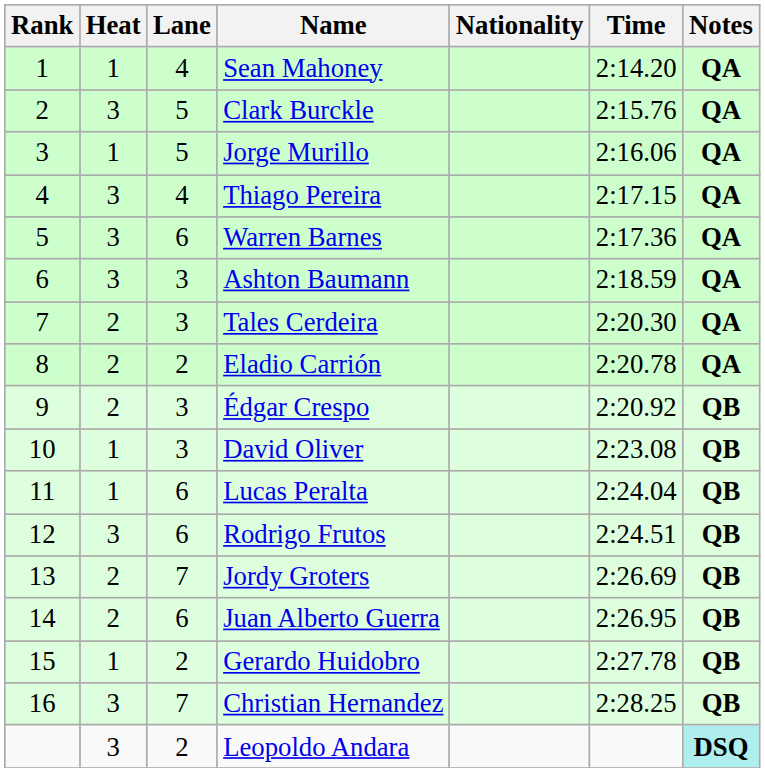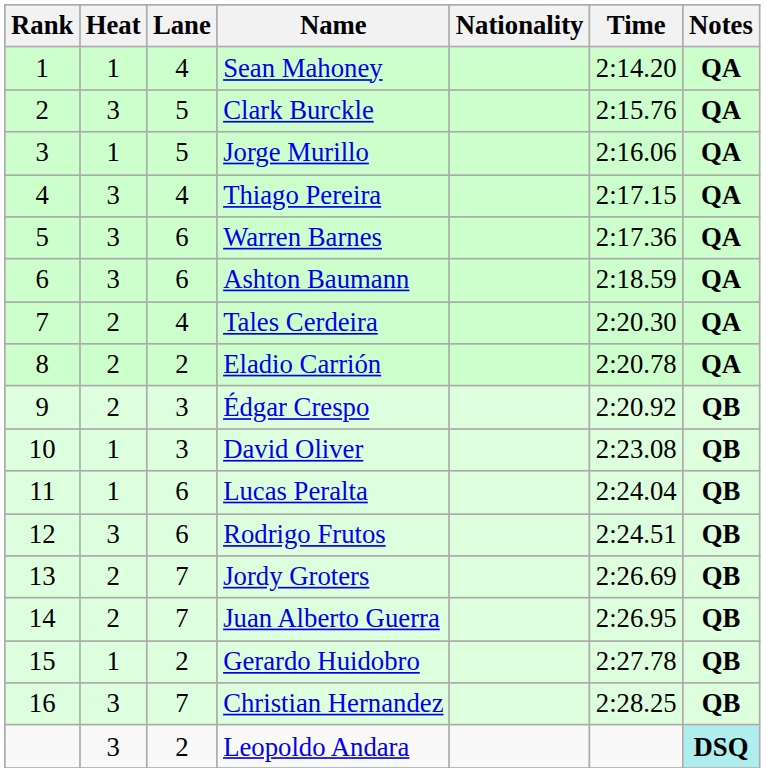(182, 279) 3 -> (182, 279) 6
(182, 322) 3 -> (182, 322) 4
(182, 618) 6 -> (182, 618) 7
